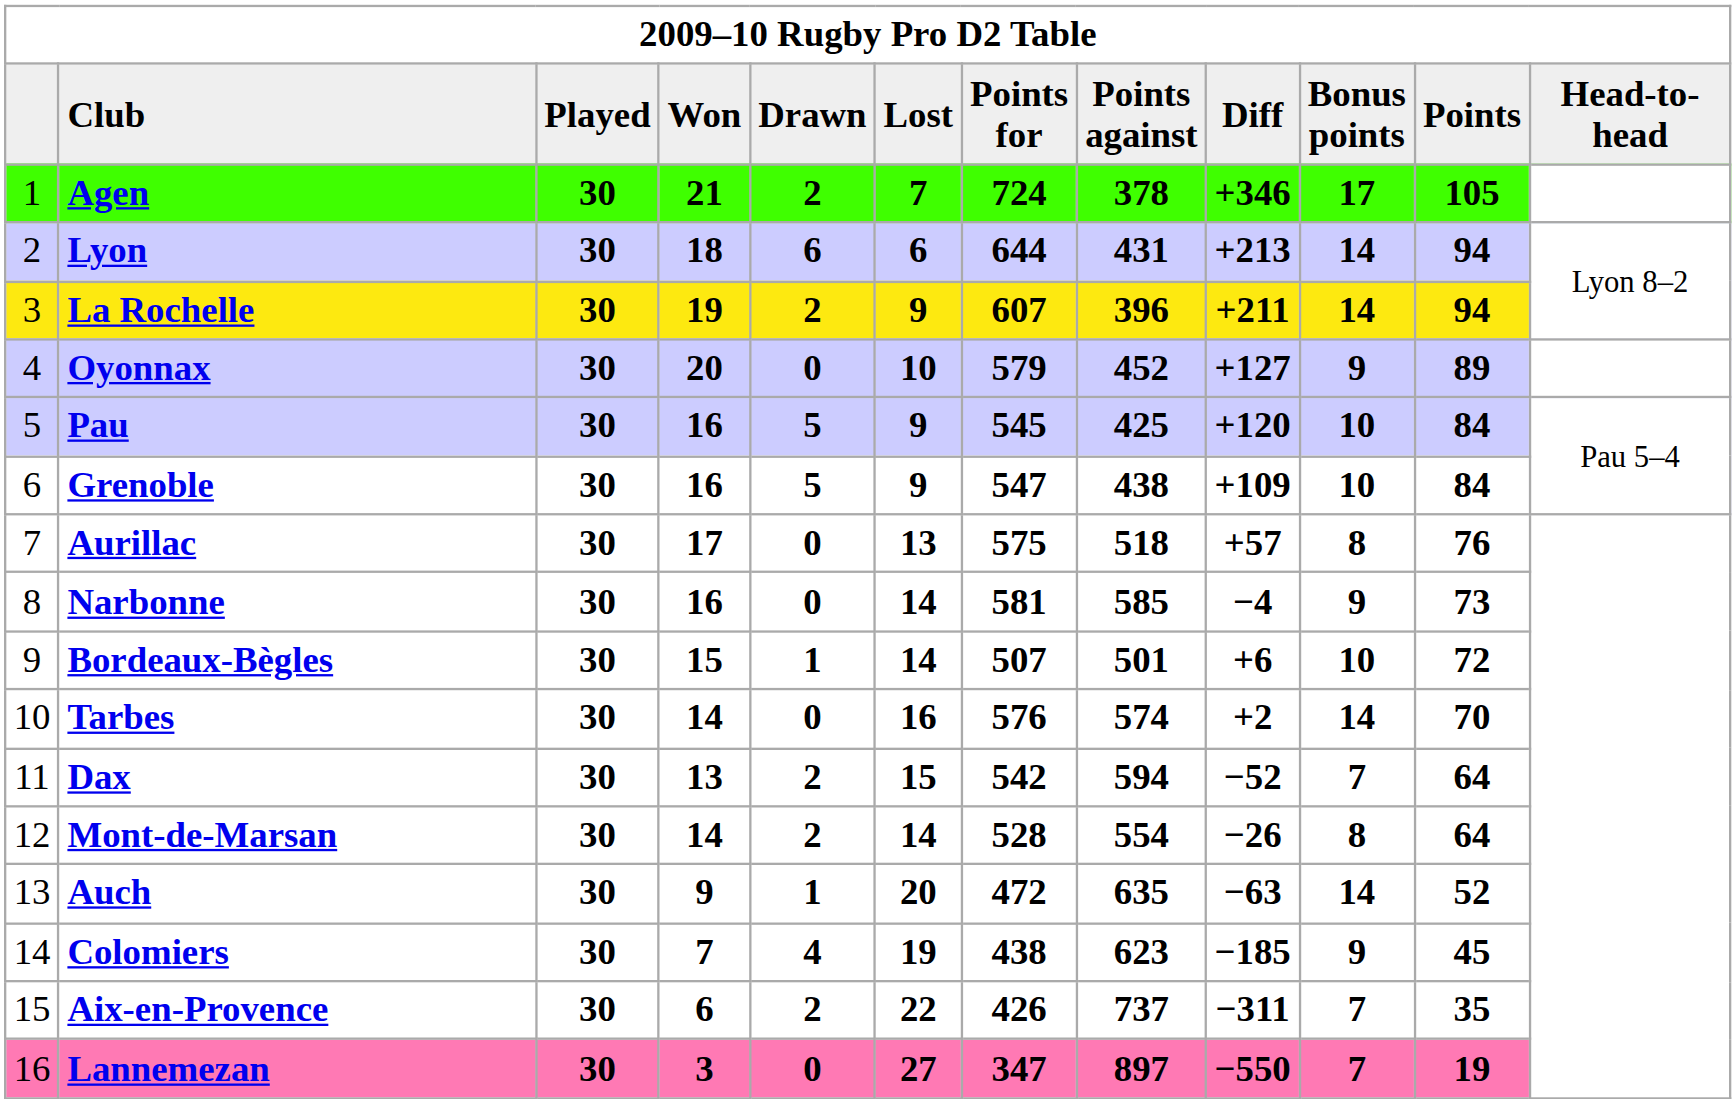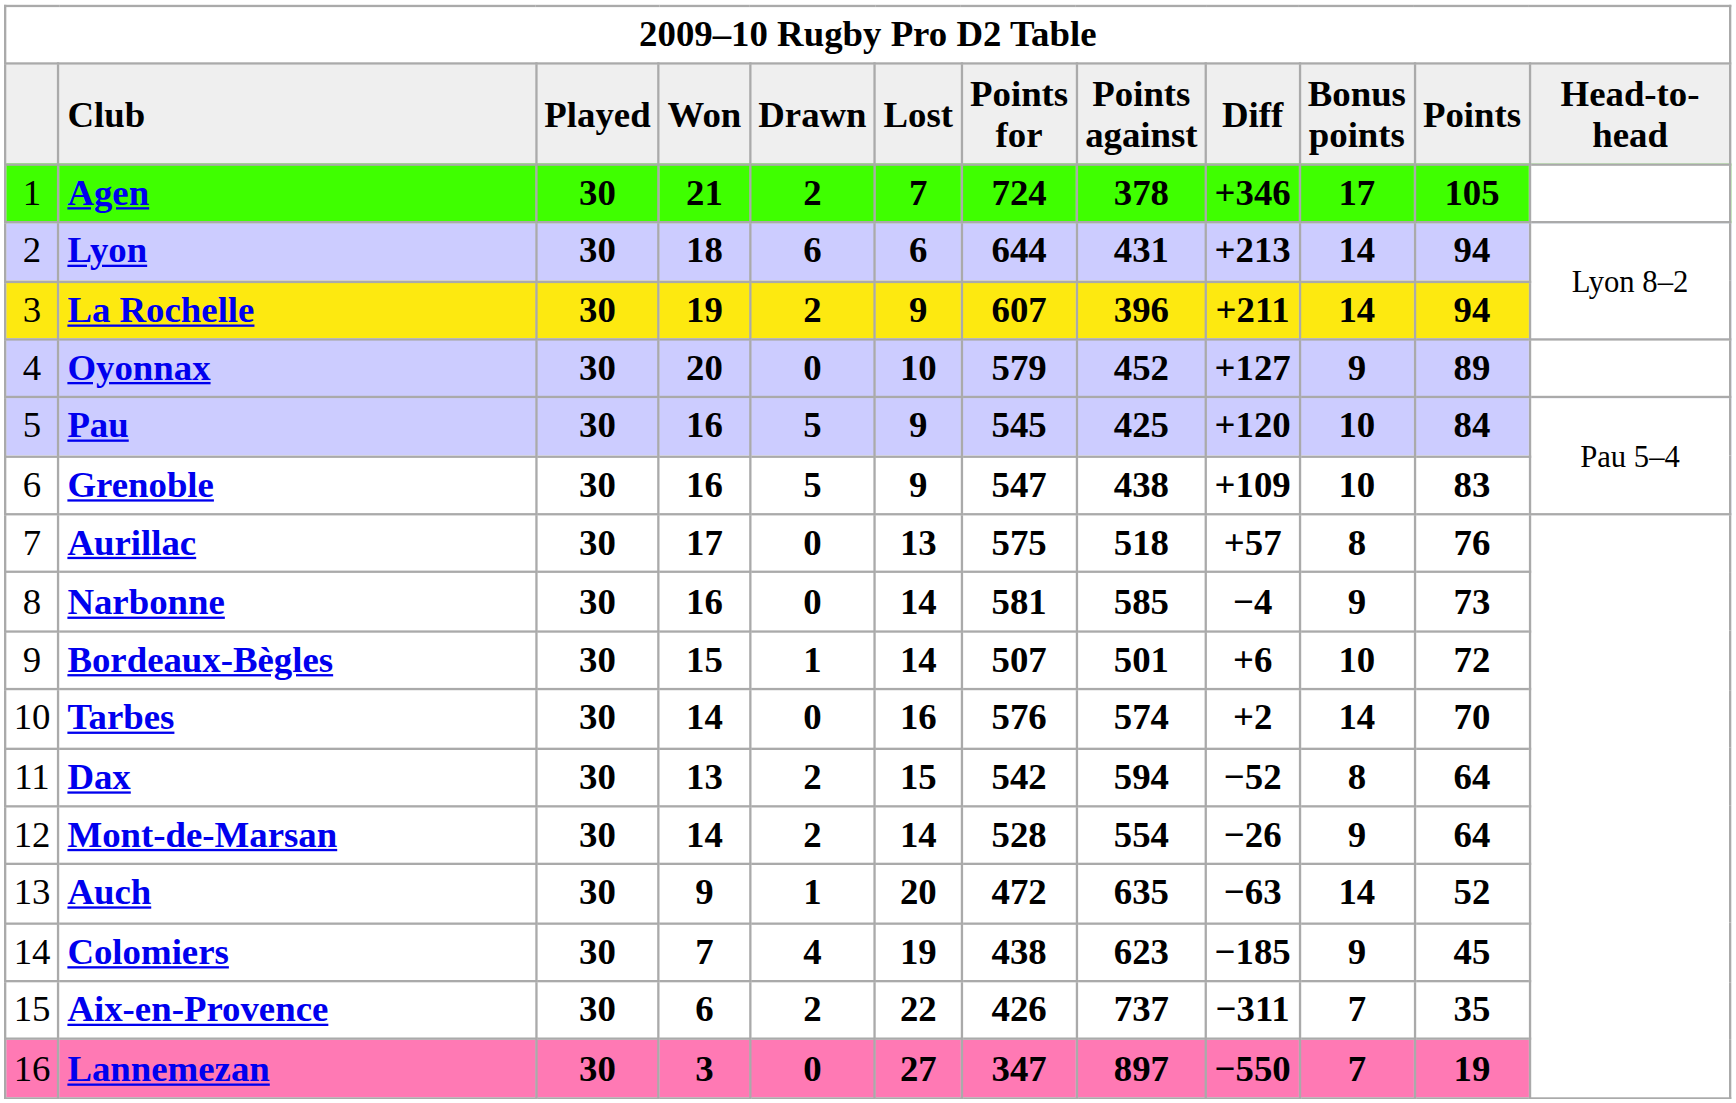(1472, 484) 84 -> (1472, 484) 83
(1357, 776) 7 -> (1357, 776) 8
(1357, 834) 8 -> (1357, 834) 9
